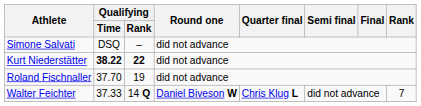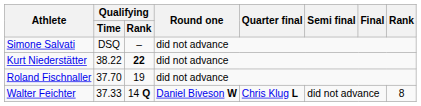(109, 61) bold -> (109, 61) normal
(402, 94) 7 -> (402, 94) 8
